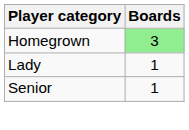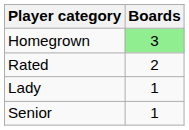+ row: (28, 64)
